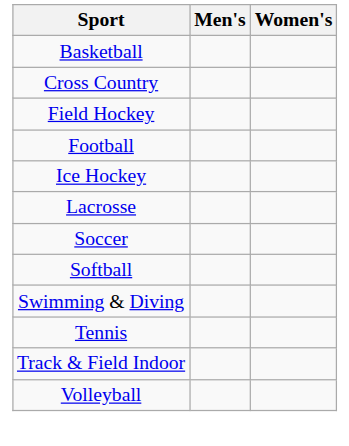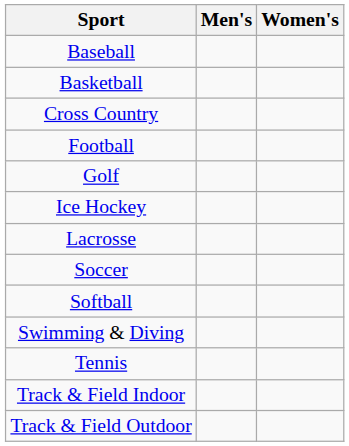+ row: (101, 51)
- row: (101, 113)
+ row: (101, 176)
+ row: (101, 425)
- row: (101, 394)
